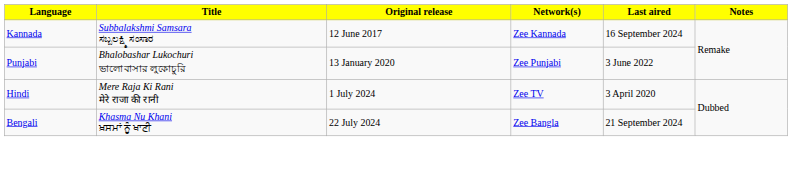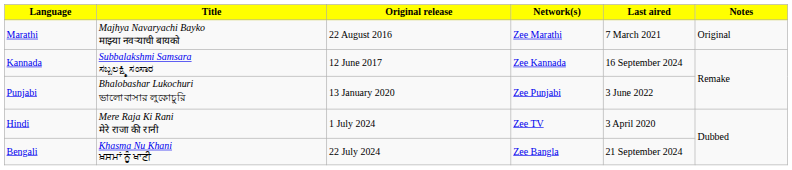+ row: (22, 34)
